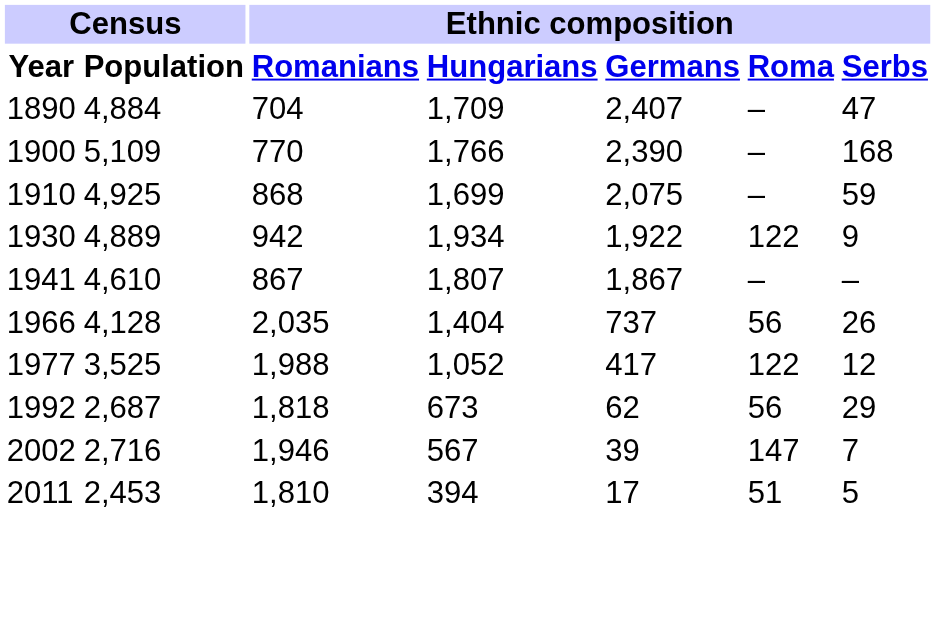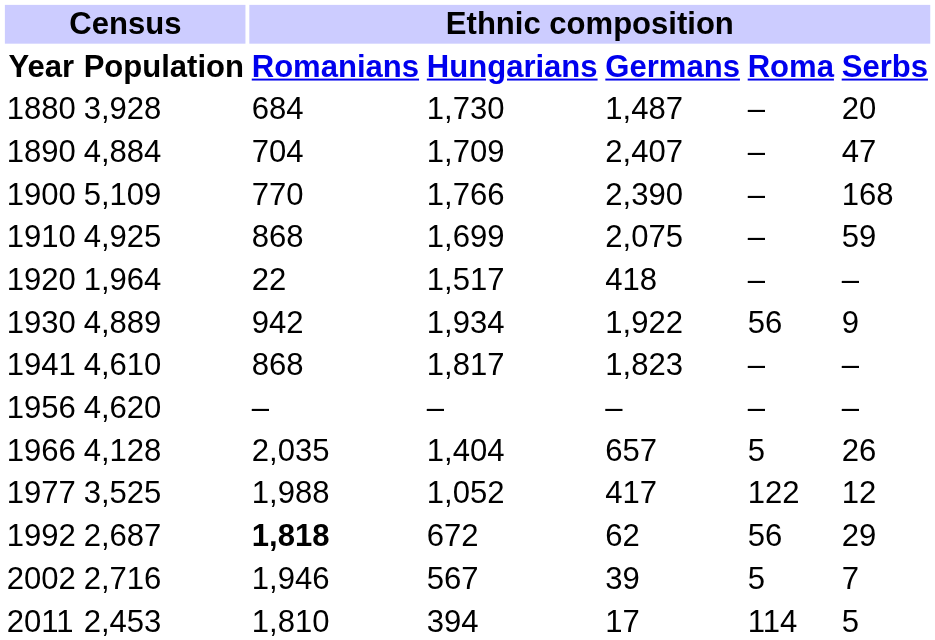+ row: (41, 109)
+ row: (41, 279)
(774, 237) 122 -> (765, 322) 56
(278, 279) 867 -> (278, 365) 868
(466, 279) 1,807 -> (466, 365) 1,817
(644, 279) 1,867 -> (644, 365) 1,823
+ row: (41, 407)
(631, 322) 737 -> (631, 450) 657
(765, 322) 56 -> (756, 450) 5
(291, 407) normal -> (291, 535) bold
(453, 407) 673 -> (453, 535) 672
(774, 450) 147 -> (756, 578) 5
(765, 493) 51 -> (772, 621) 114
